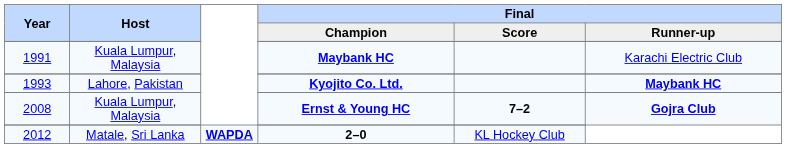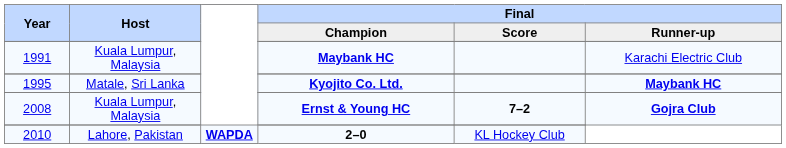(37, 83) 1993 -> (37, 83) 1995
(135, 83) Lahore, Pakistan -> (135, 83) Matale, Sri Lanka
(37, 134) 2012 -> (37, 134) 2010
(135, 134) Matale, Sri Lanka -> (135, 134) Lahore, Pakistan
